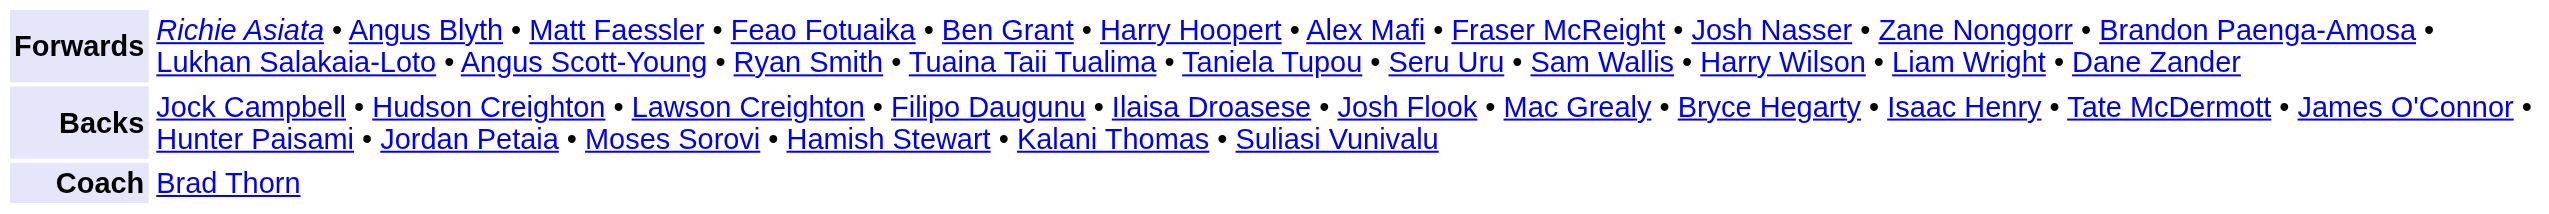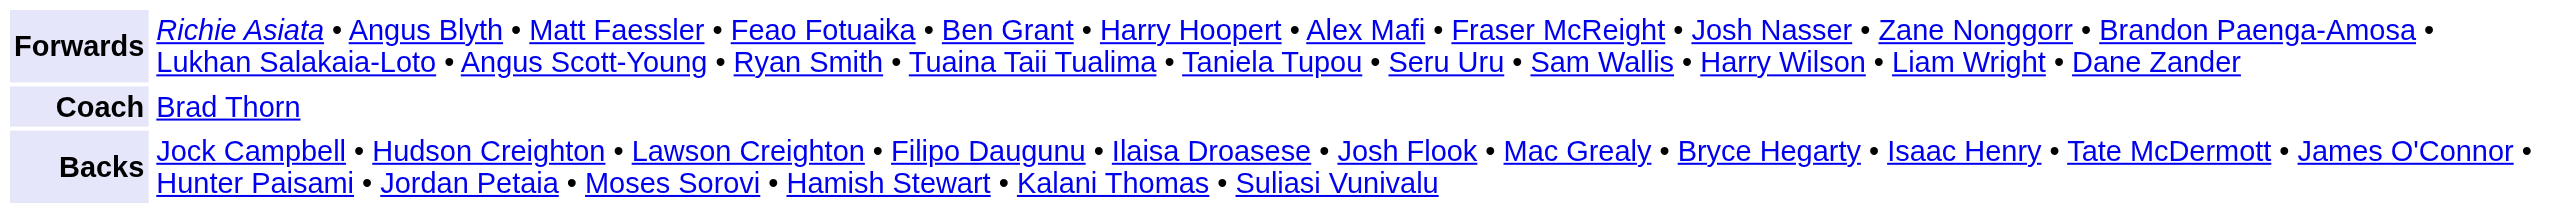rows swapped: (102, 123) <-> (100, 183)
